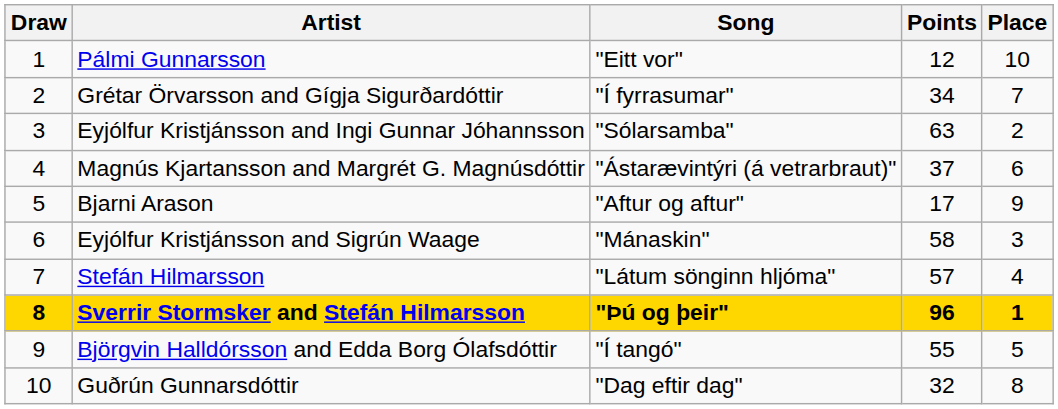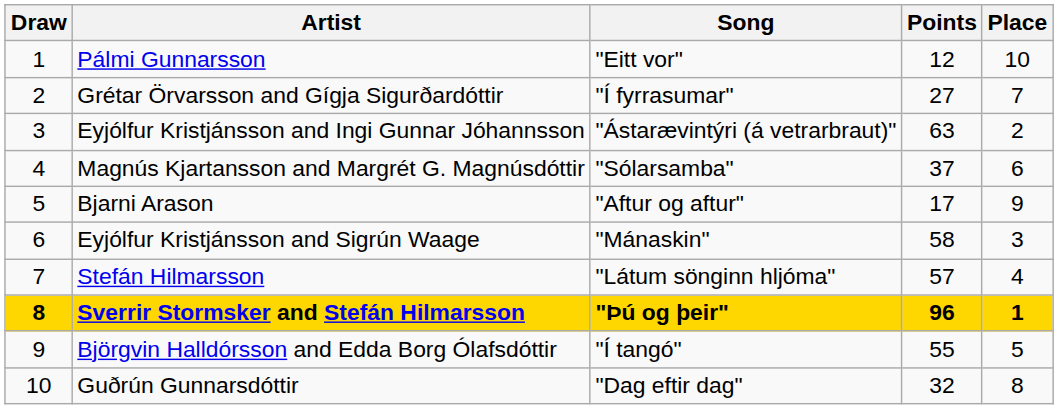(942, 95) 34 -> (942, 95) 27
(665, 131) "Sólarsamba" -> (746, 131) "Ástarævintýri (á vetrarbraut)"
(746, 167) "Ástarævintýri (á vetrarbraut)" -> (665, 167) "Sólarsamba"
